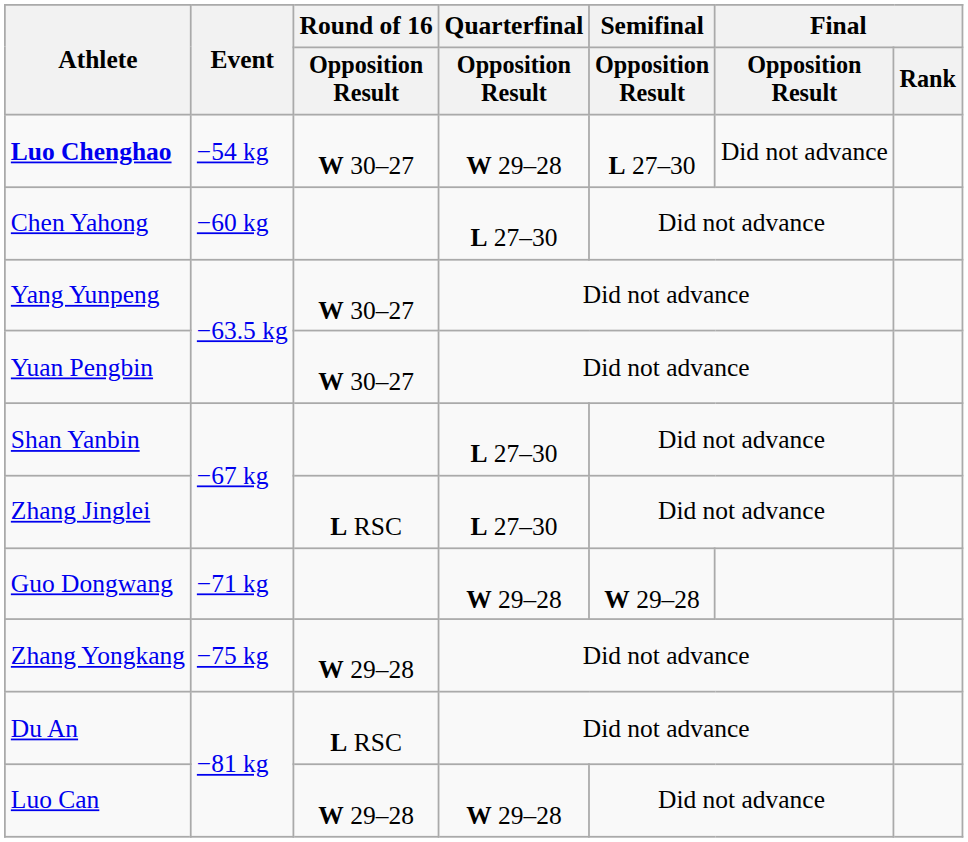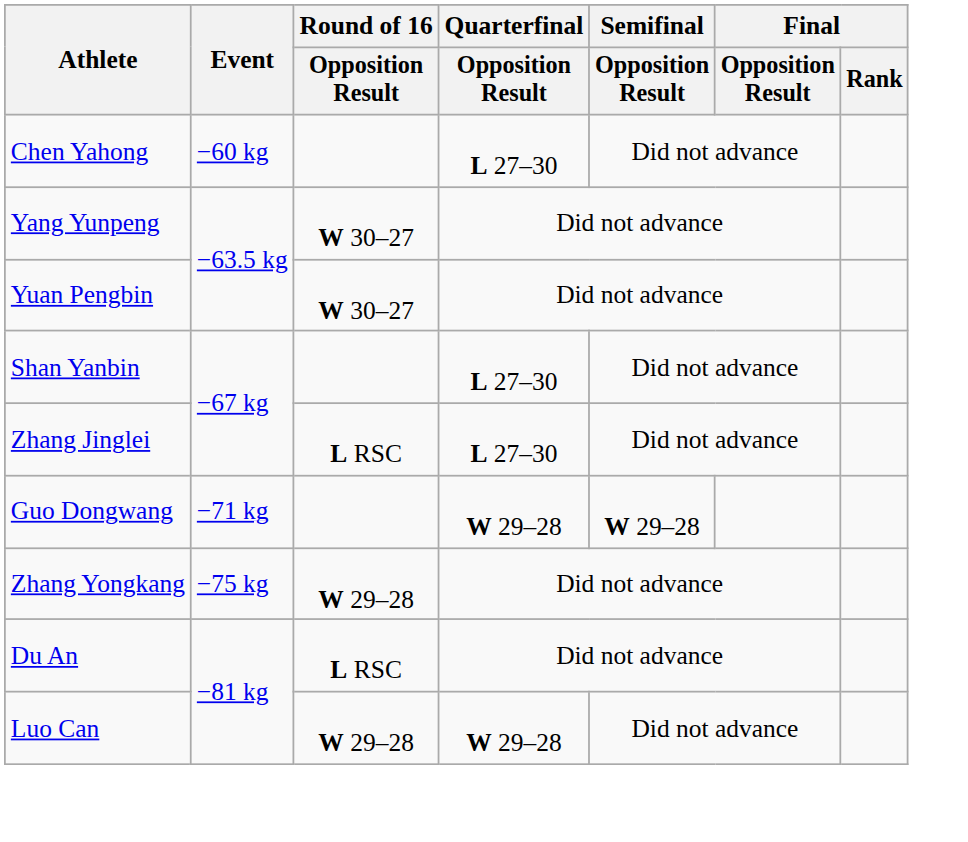- row: (91, 151)
